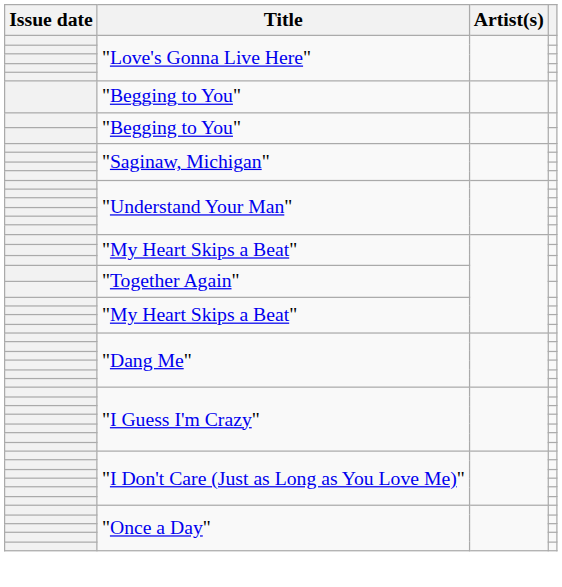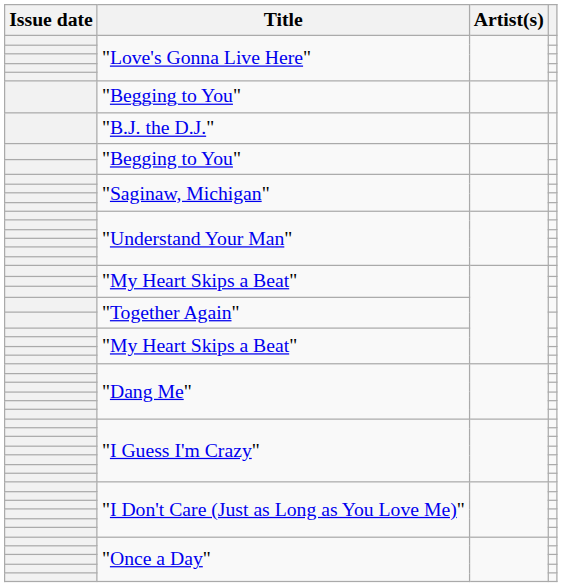+ row: (51, 128)
